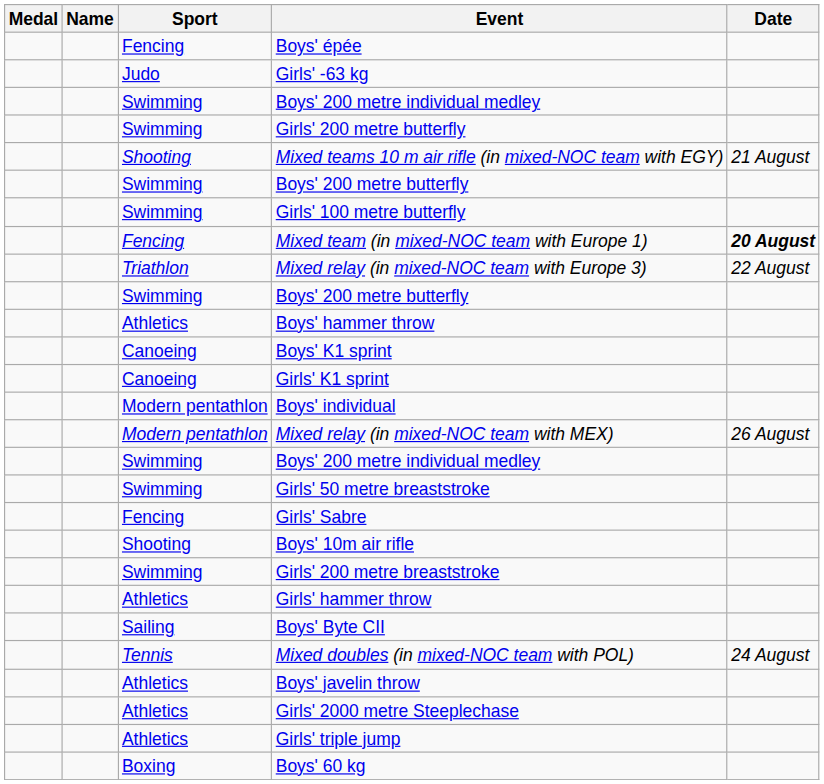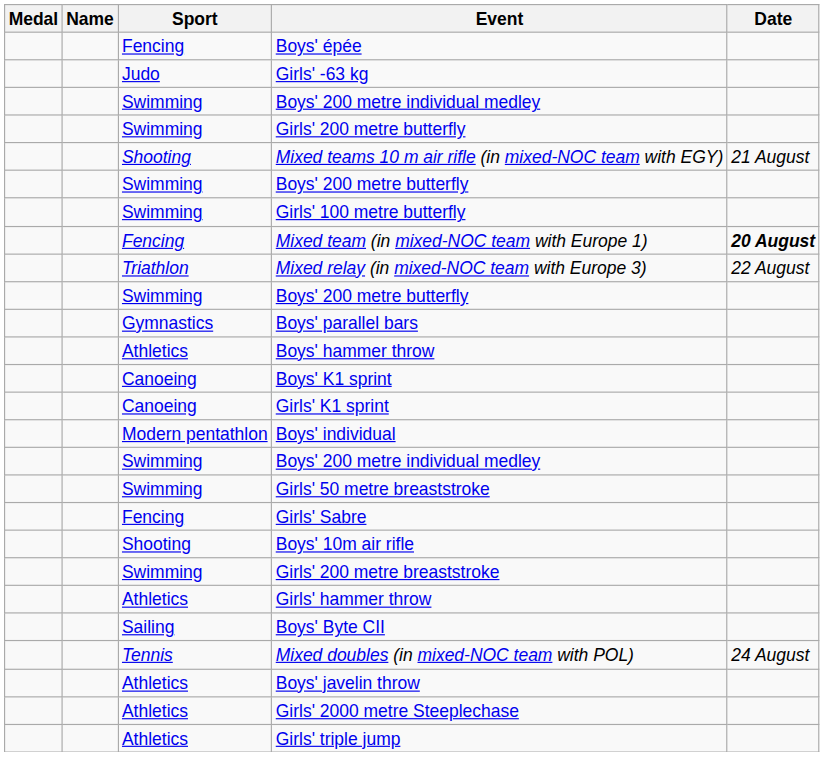+ row: (168, 323)
- row: (195, 434)
- row: (149, 766)
